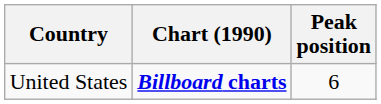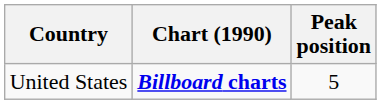(334, 81) 6 -> (334, 81) 5
